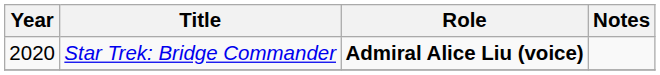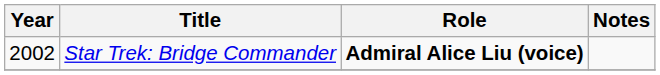(32, 53) 2020 -> (32, 53) 2002
